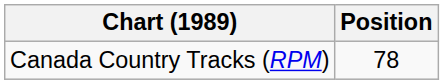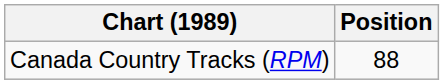(386, 60) 78 -> (386, 60) 88
